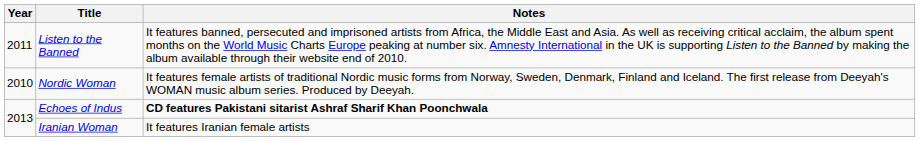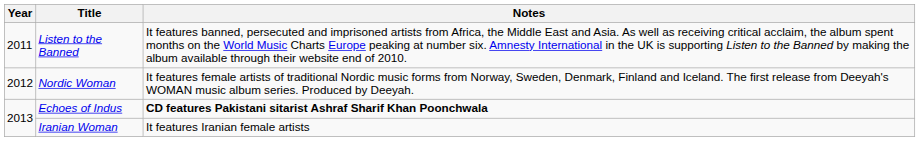(20, 83) 2010 -> (20, 83) 2012
